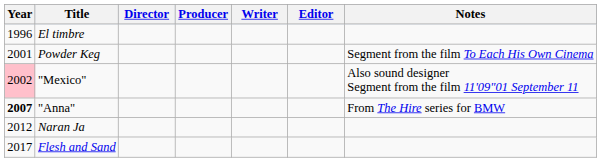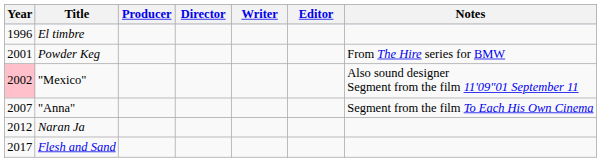columns swapped: (147, 14) <-> (203, 14)
(470, 53) Segment from the film To Each His Own Cinema -> (426, 53) From The Hire series for BMW
(20, 107) bold -> (20, 107) normal
(426, 107) From The Hire series for BMW -> (470, 107) Segment from the film To Each His Own Cinema
